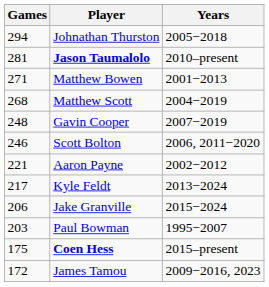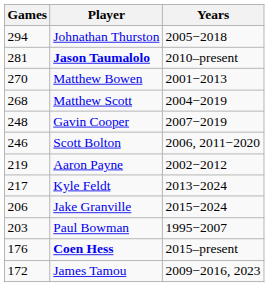(18, 79) 271 -> (18, 79) 270
(18, 164) 221 -> (18, 164) 219
(18, 249) 175 -> (18, 249) 176
